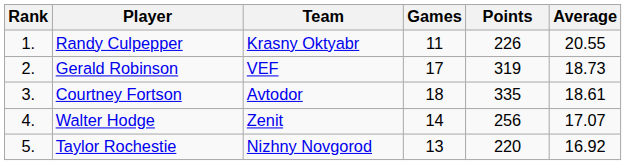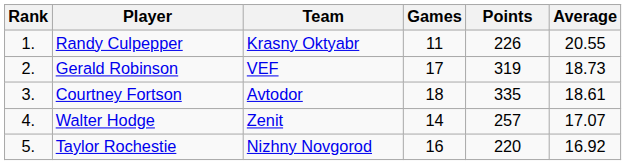(508, 120) 256 -> (508, 120) 257
(435, 146) 13 -> (435, 146) 16
